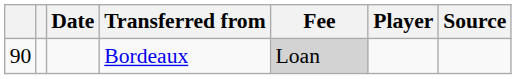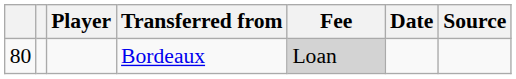columns swapped: (403, 21) <-> (73, 21)
(20, 55) 90 -> (20, 55) 80
